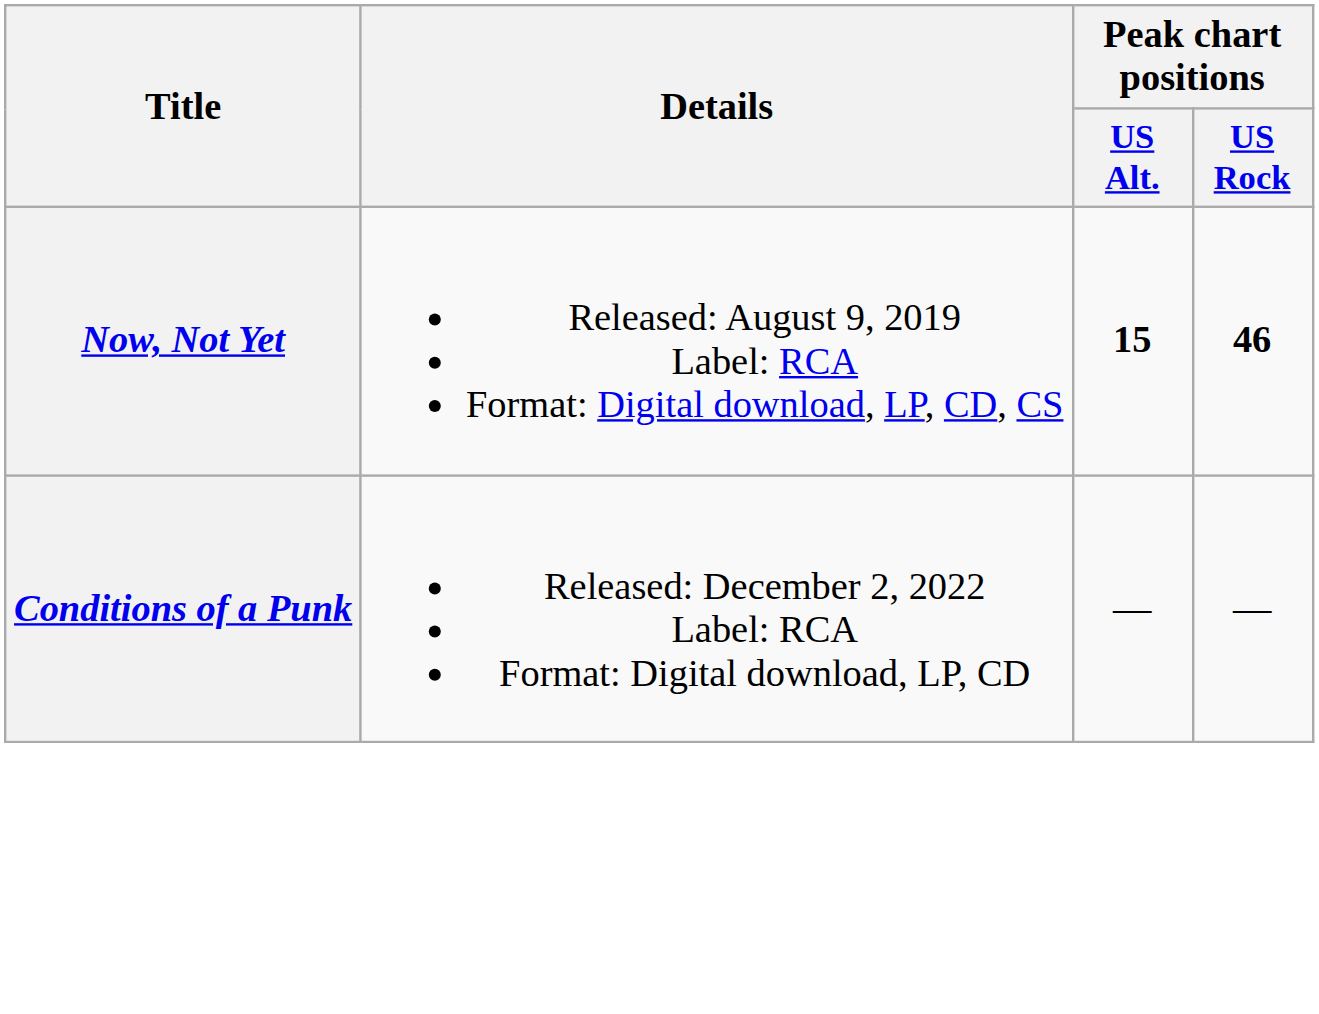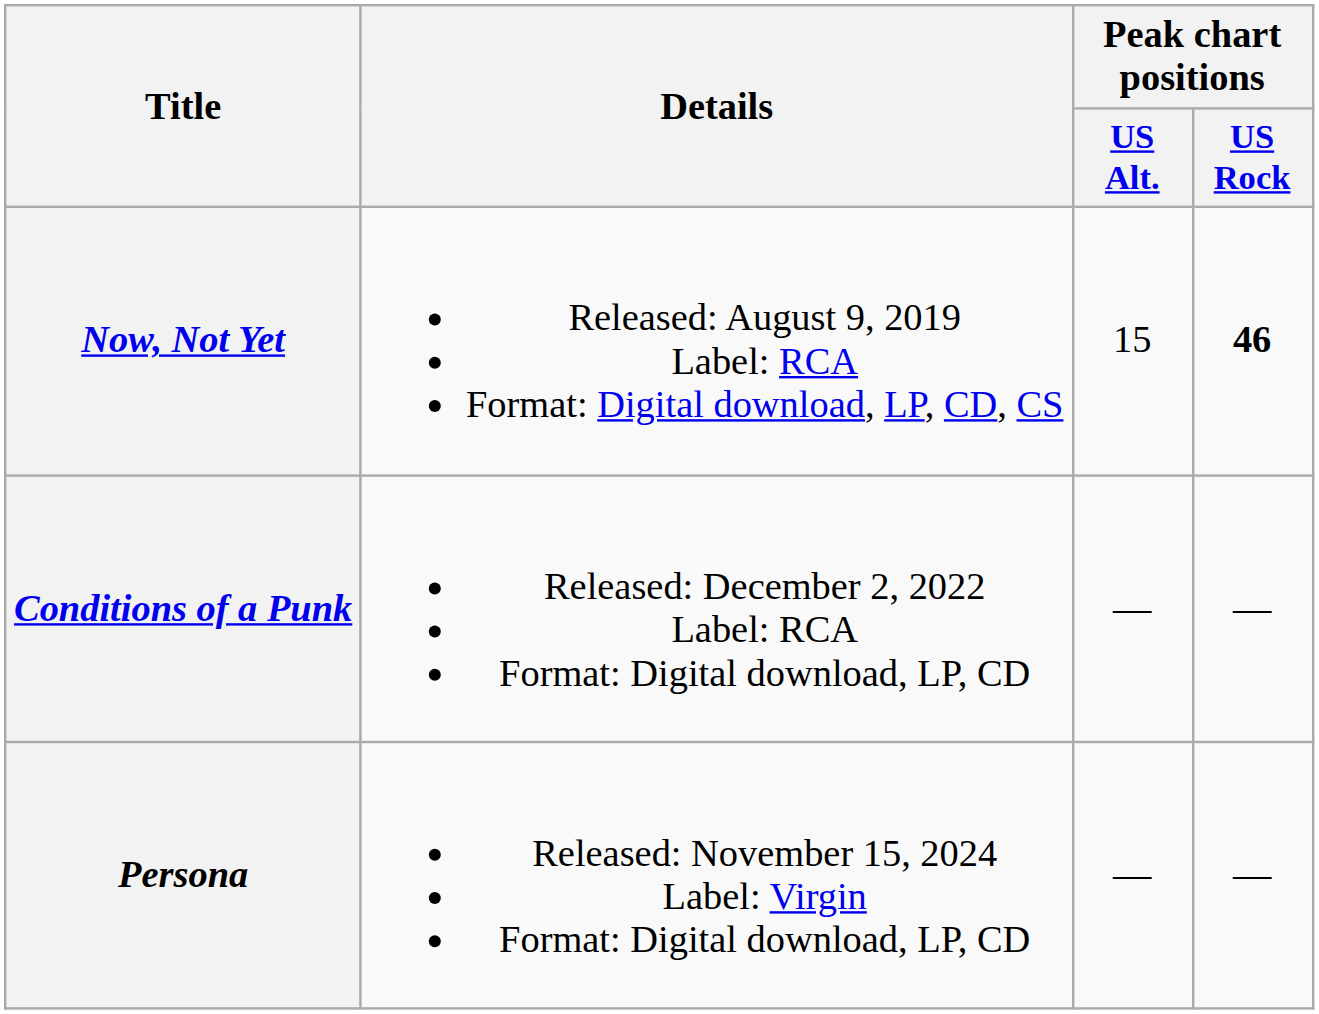(1132, 340) bold -> (1132, 340) normal
+ row: (183, 874)
